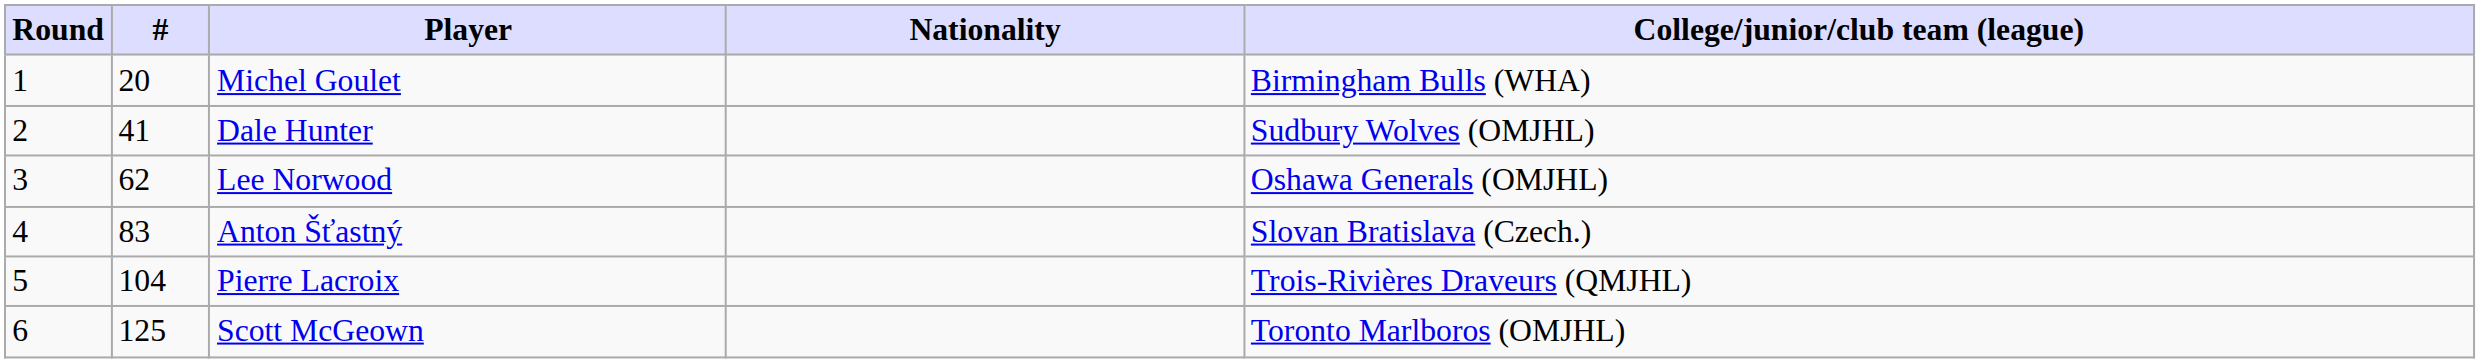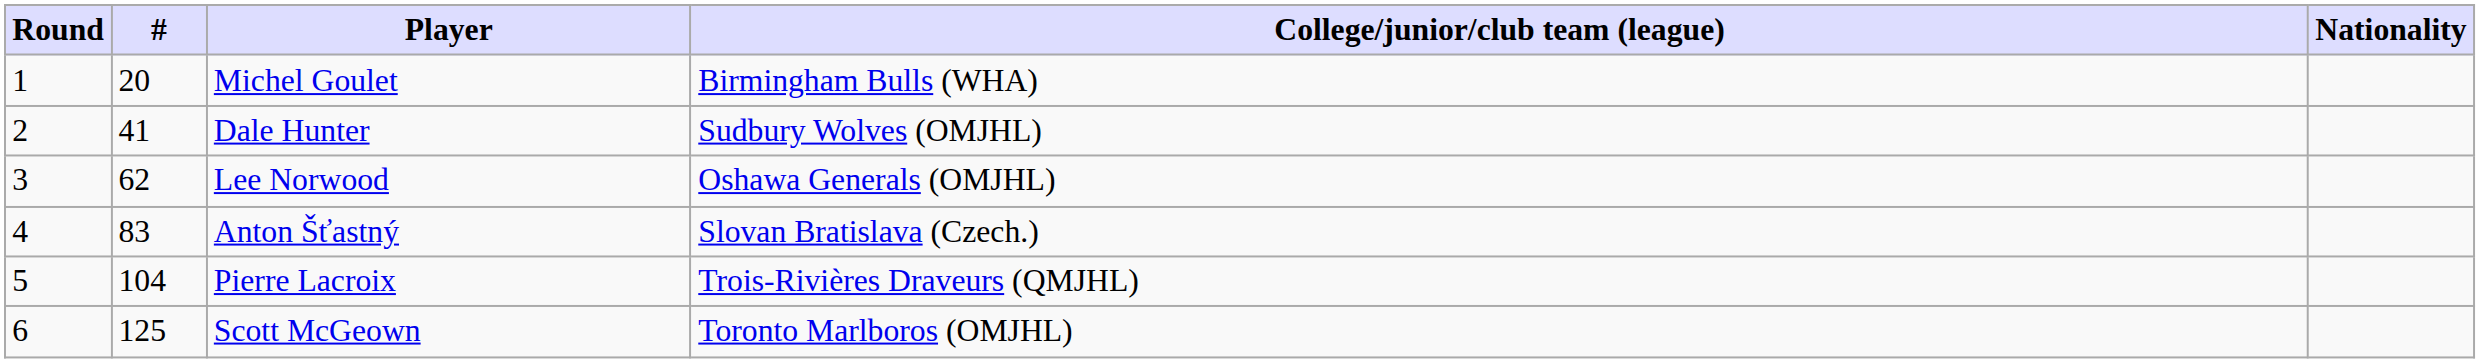columns swapped: (985, 29) <-> (1859, 29)
